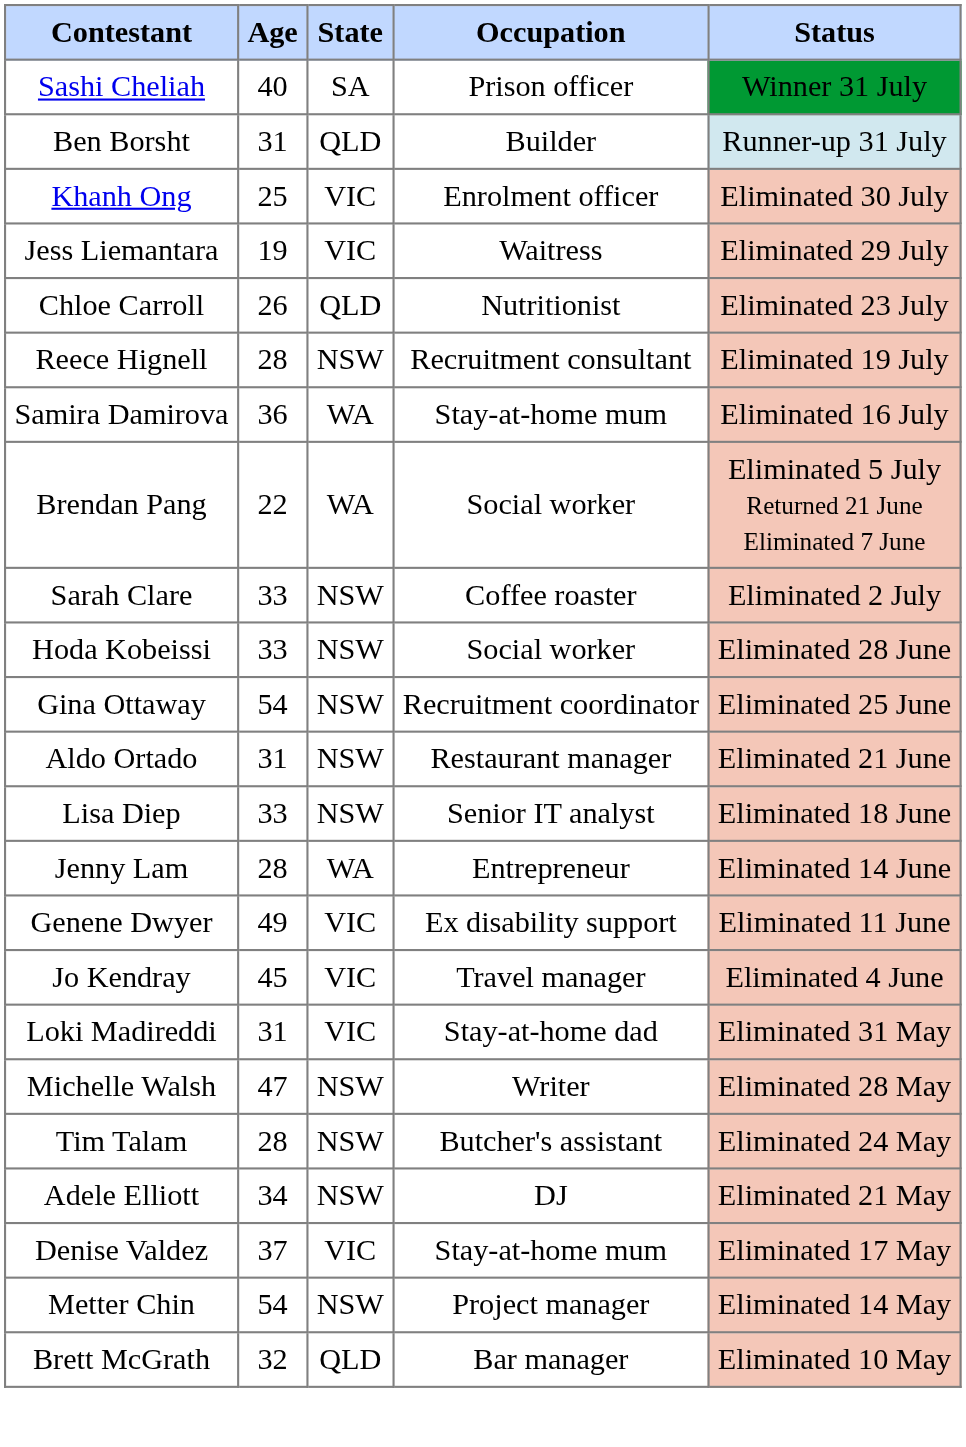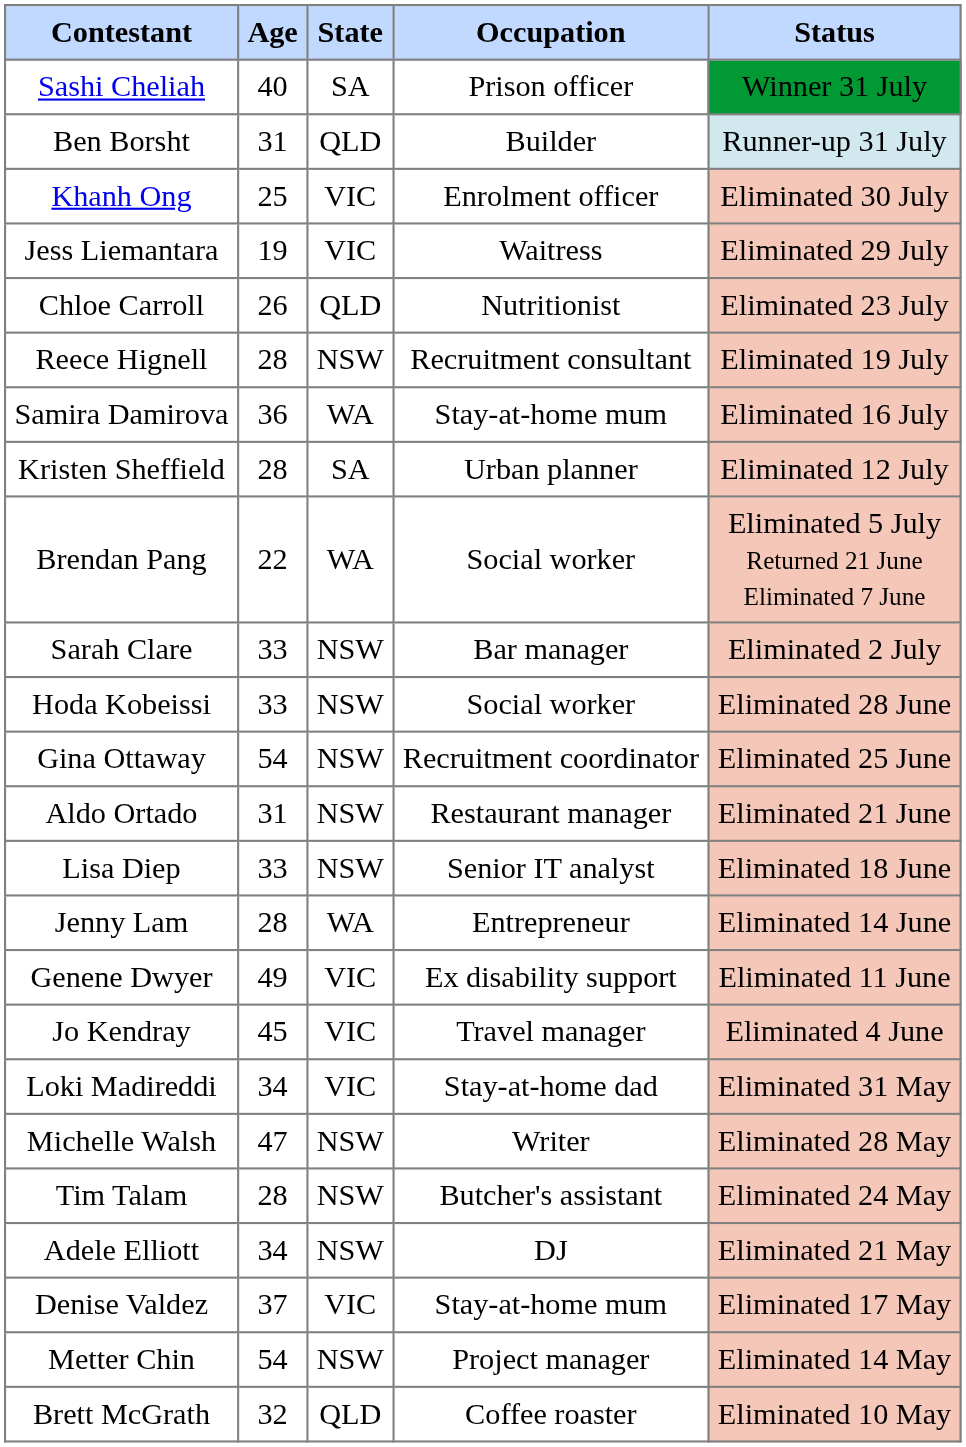+ row: (121, 468)
(551, 594) Coffee roaster -> (551, 649) Bar manager
(273, 1031) 31 -> (273, 1085) 34
(551, 1358) Bar manager -> (551, 1413) Coffee roaster
